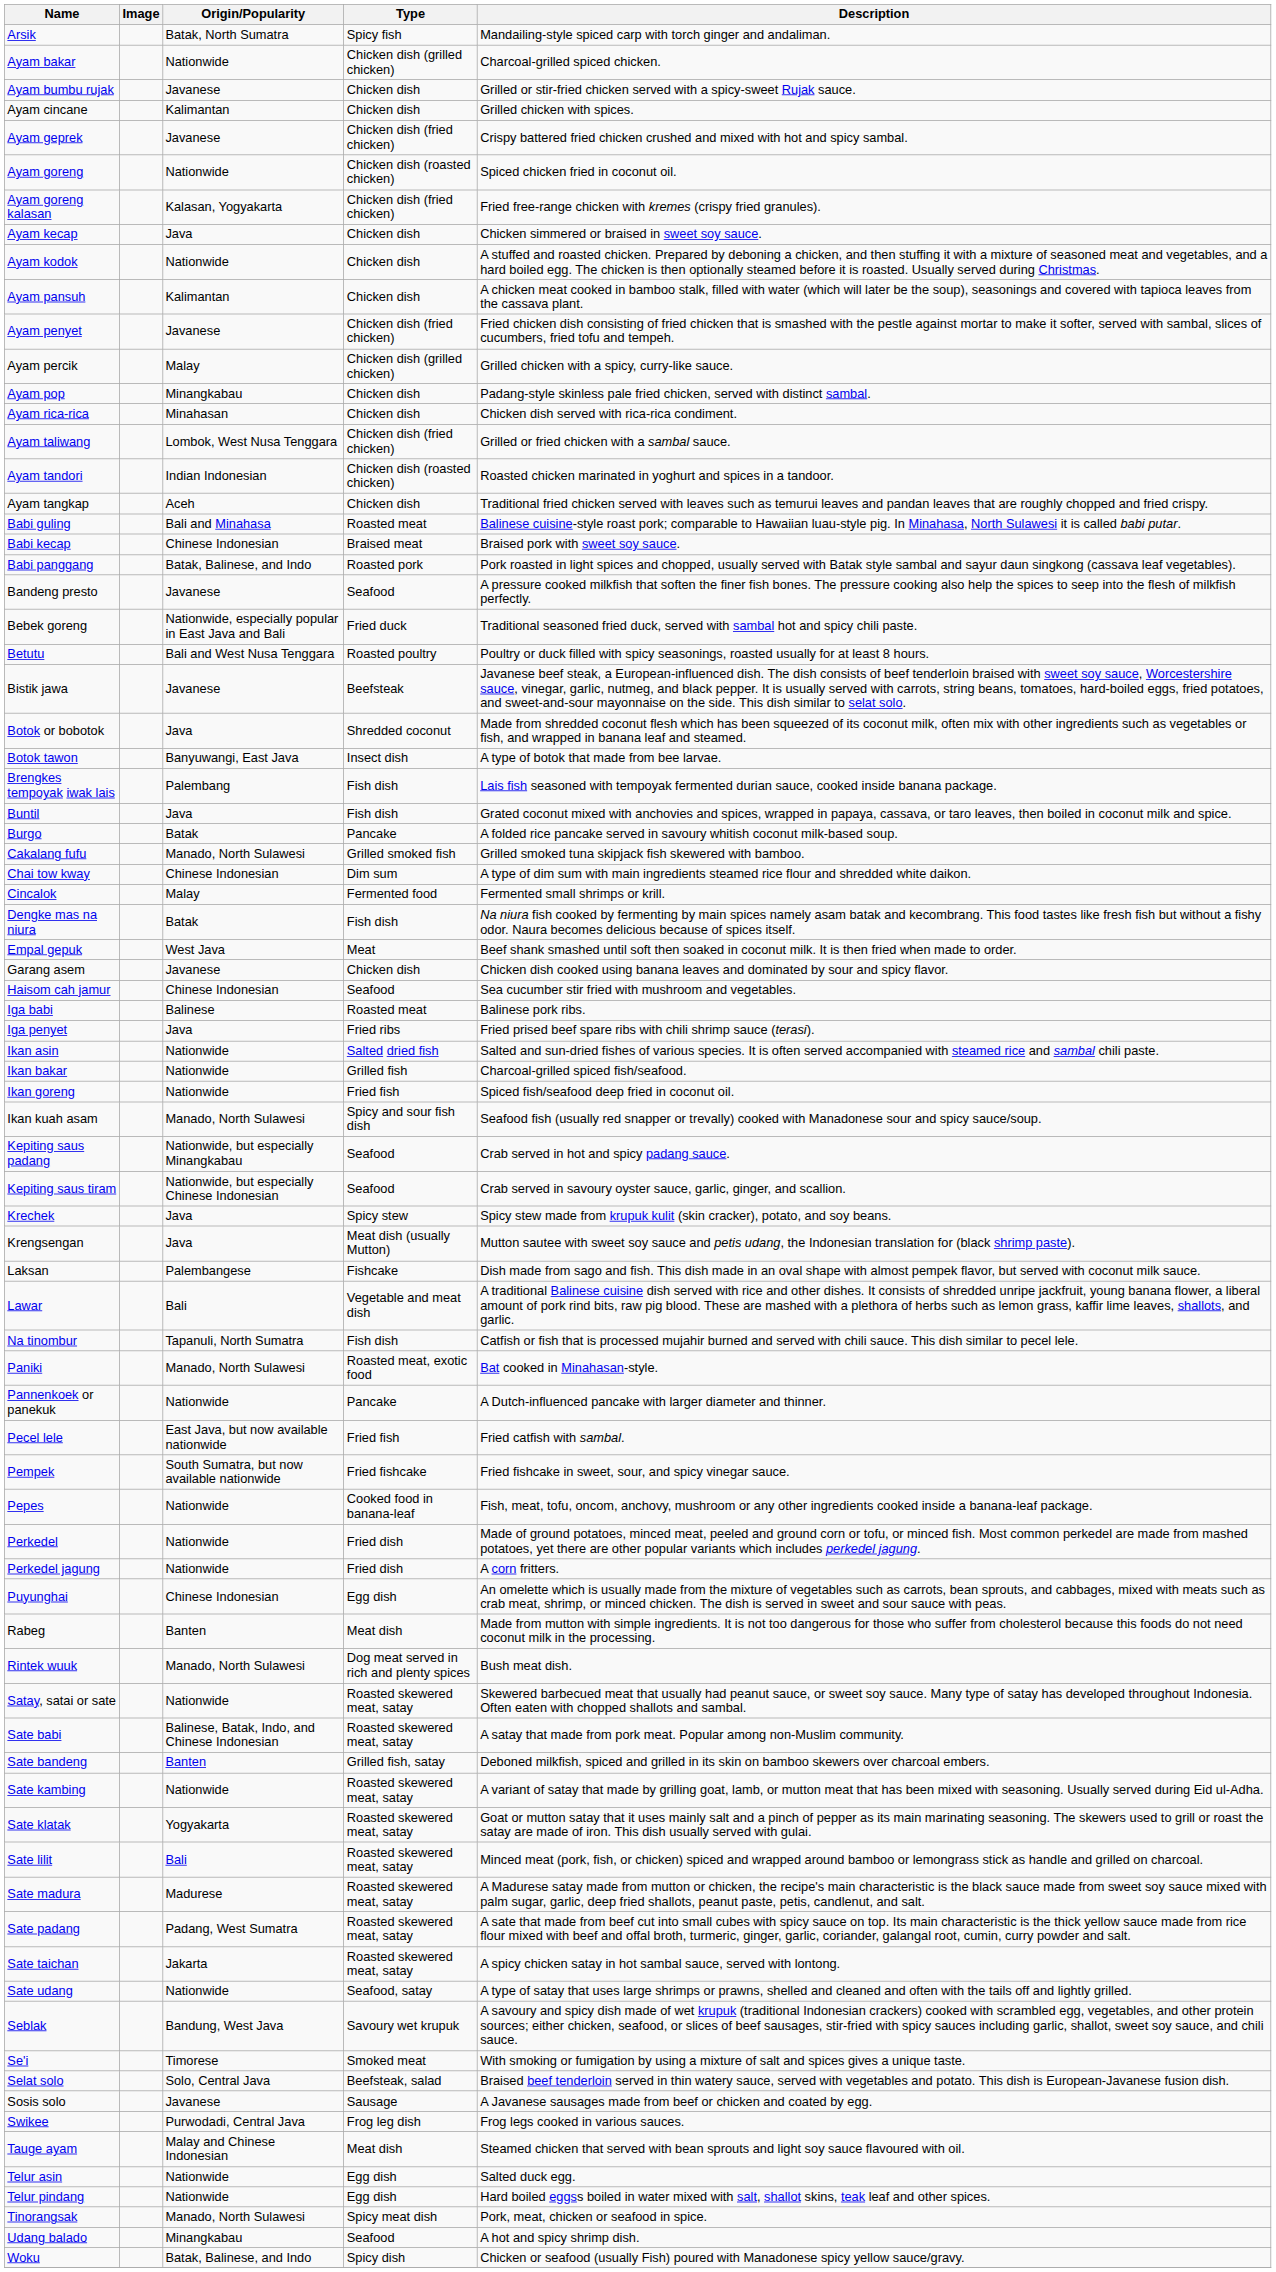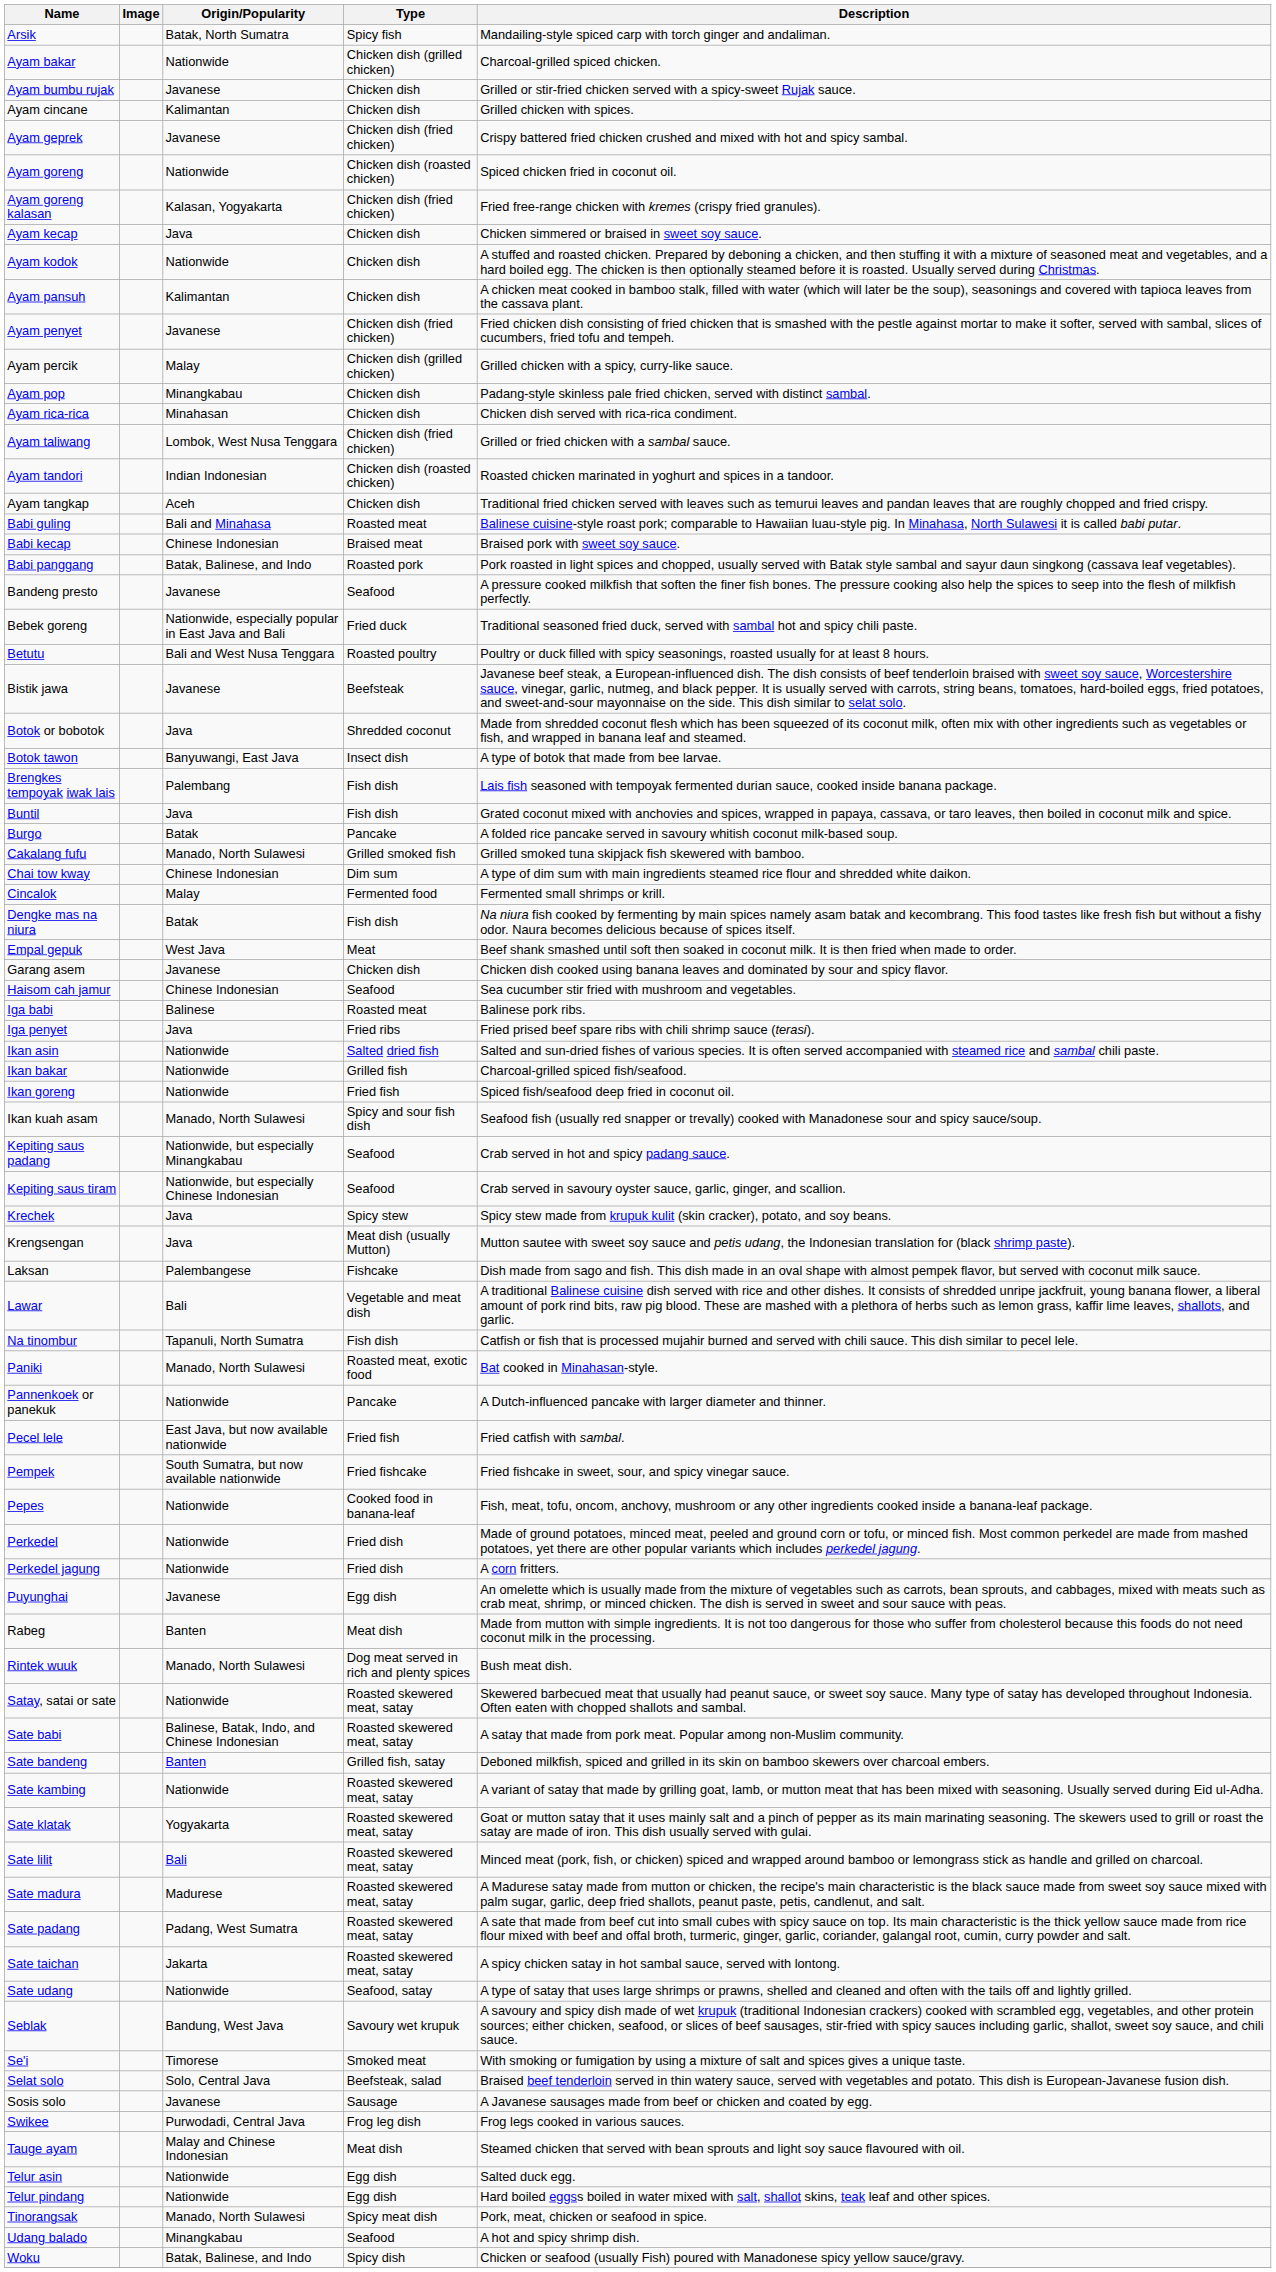(222, 1596) Chinese Indonesian -> (193, 1596) Javanese
